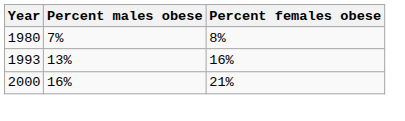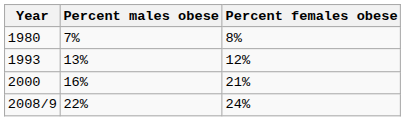(221, 60) 16% -> (238, 60) 12%
+ row: (32, 105)
